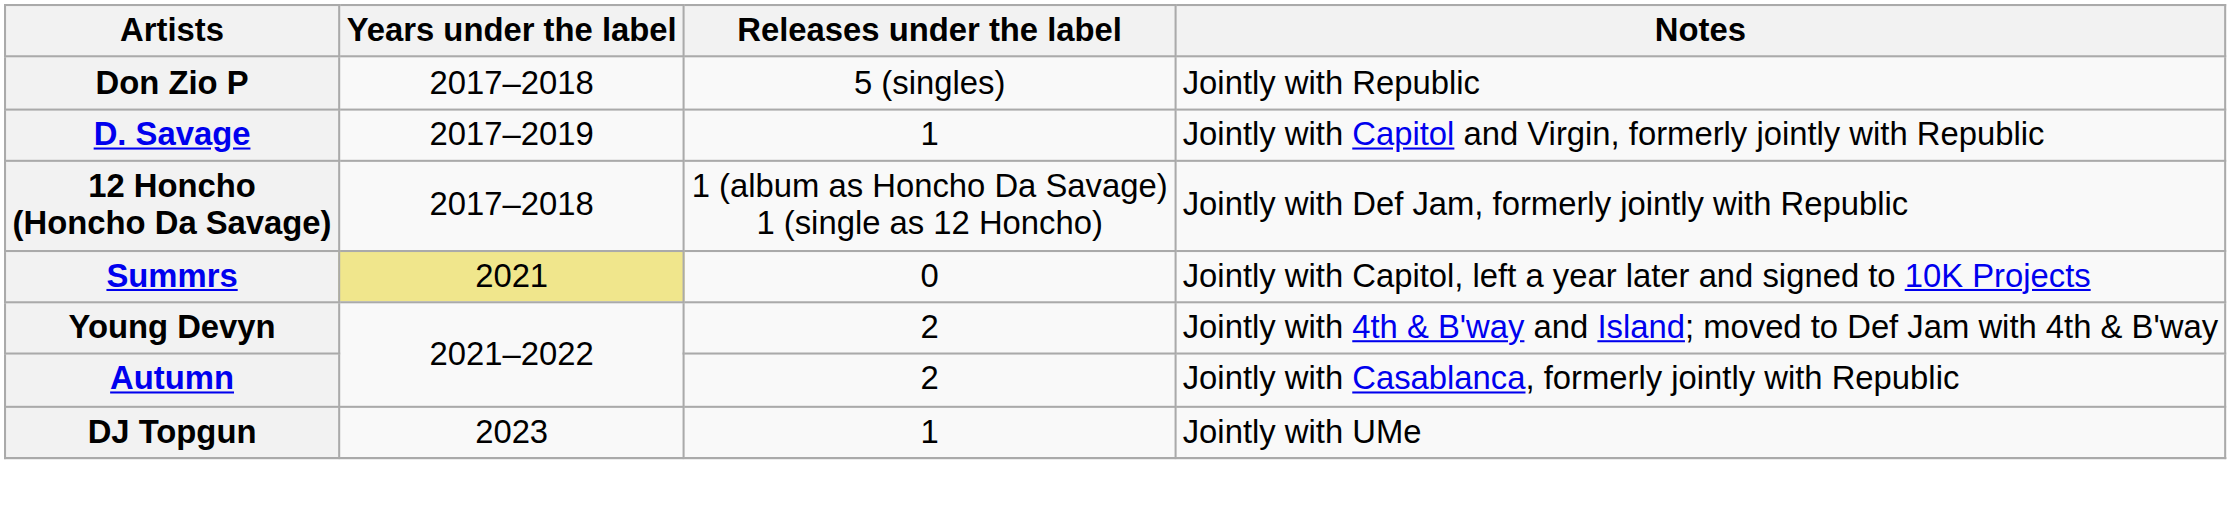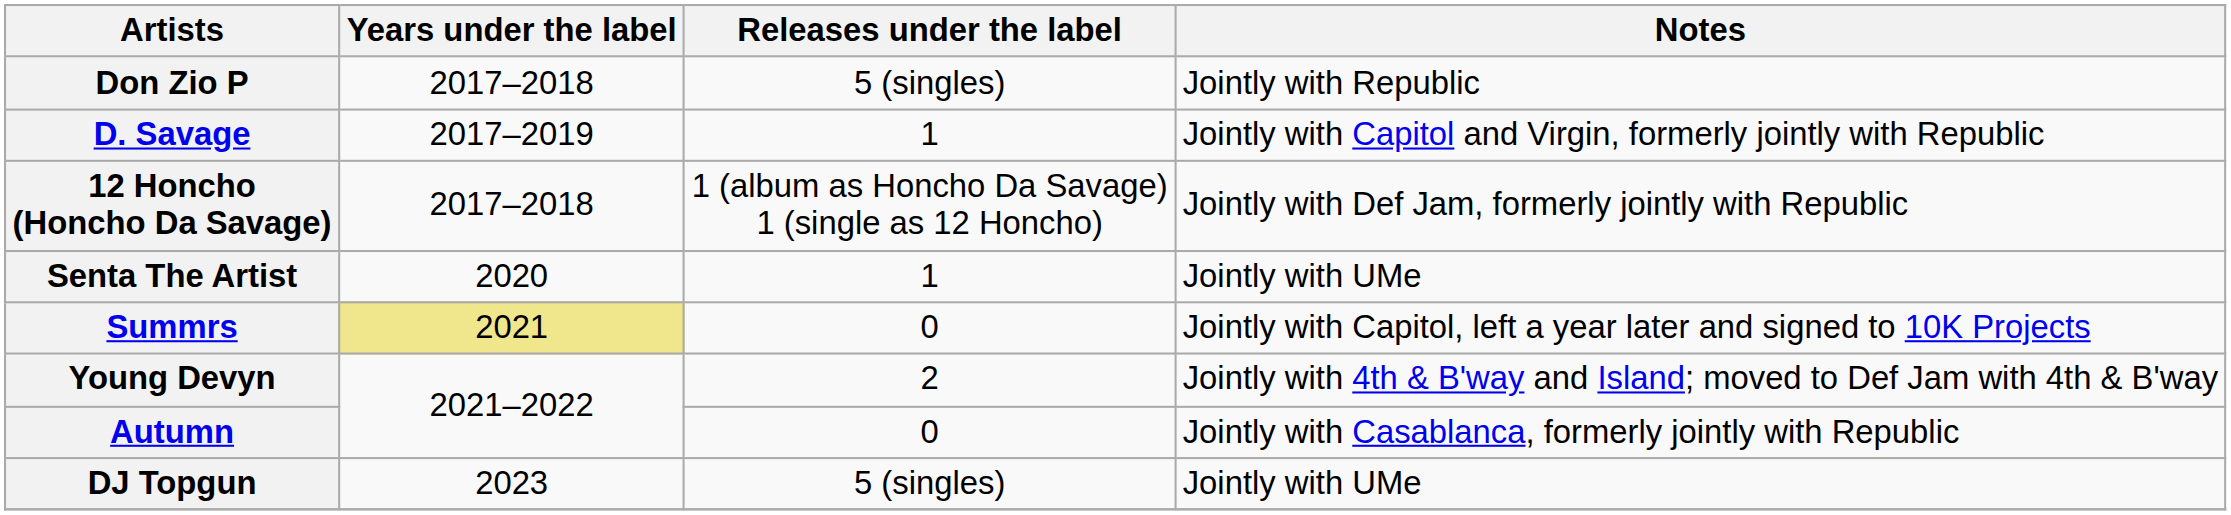+ row: (172, 275)
(930, 379) 2 -> (930, 431) 0
(930, 431) 1 -> (930, 483) 5 (singles)
